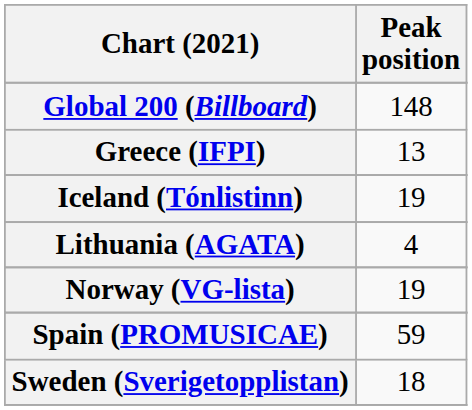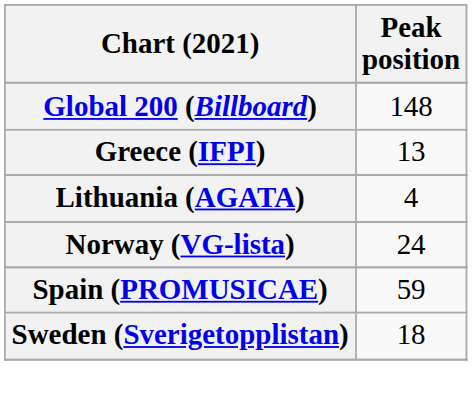- row: (180, 197)
(411, 289) 19 -> (411, 243) 24
